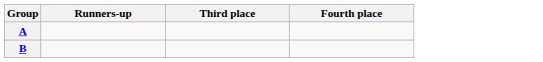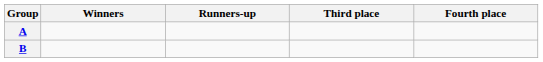+ column: (103, 13)
